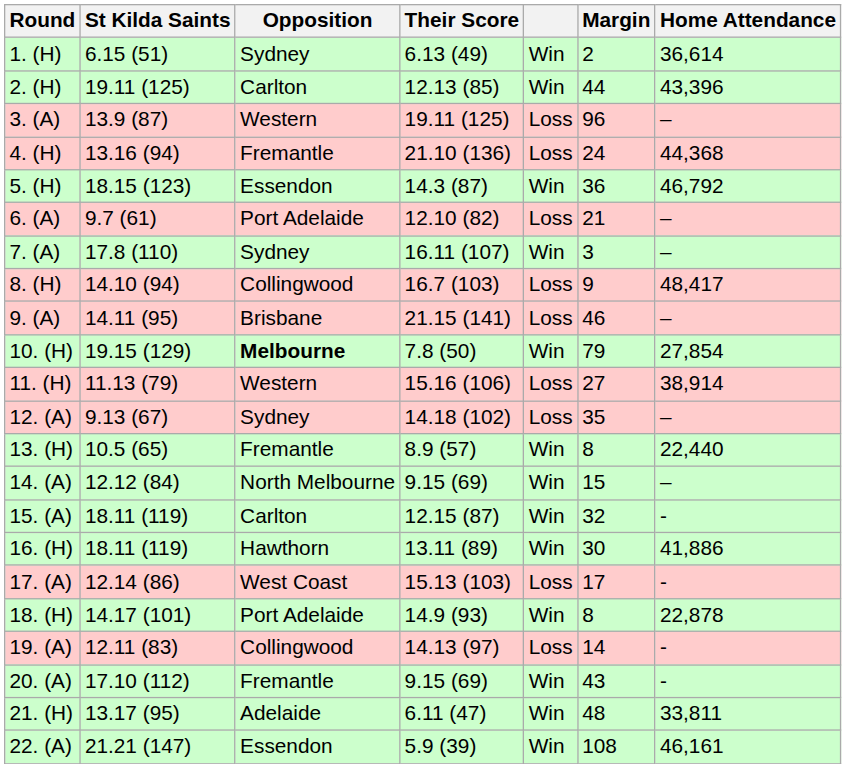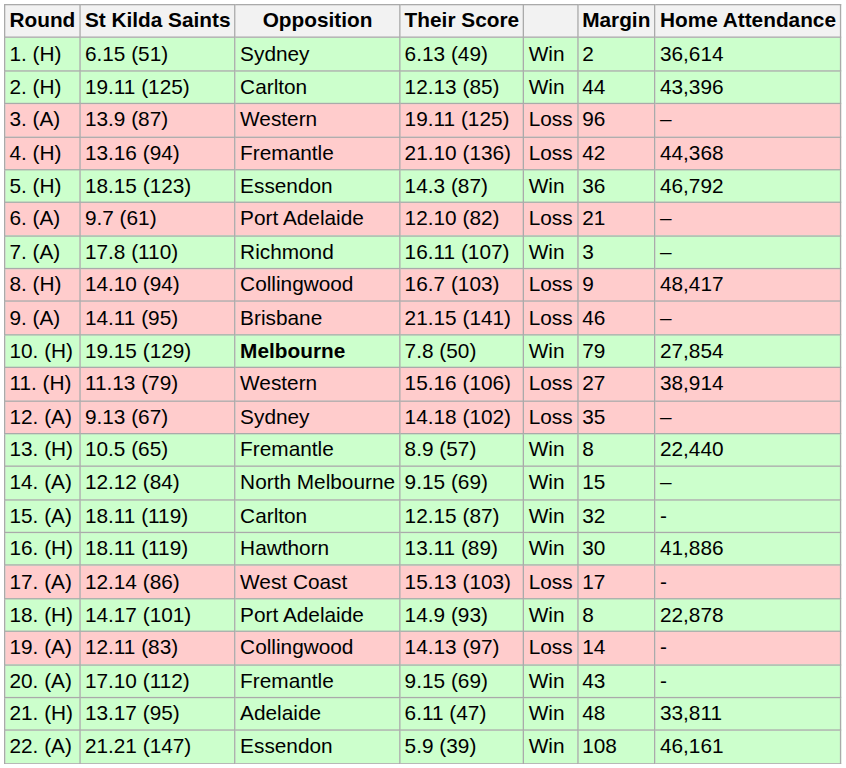(594, 152) 24 -> (594, 152) 42
(275, 251) Sydney -> (287, 251) Richmond
